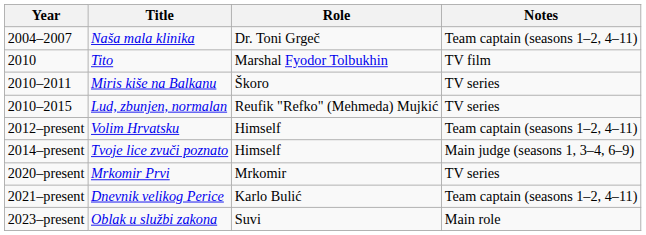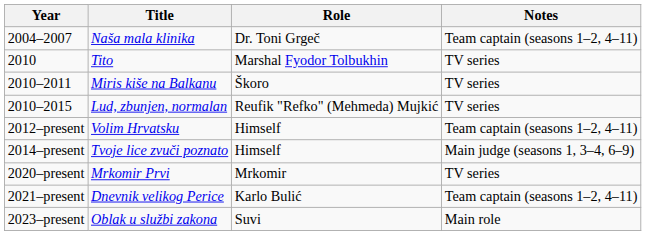(468, 60) TV film -> (472, 60) TV series
